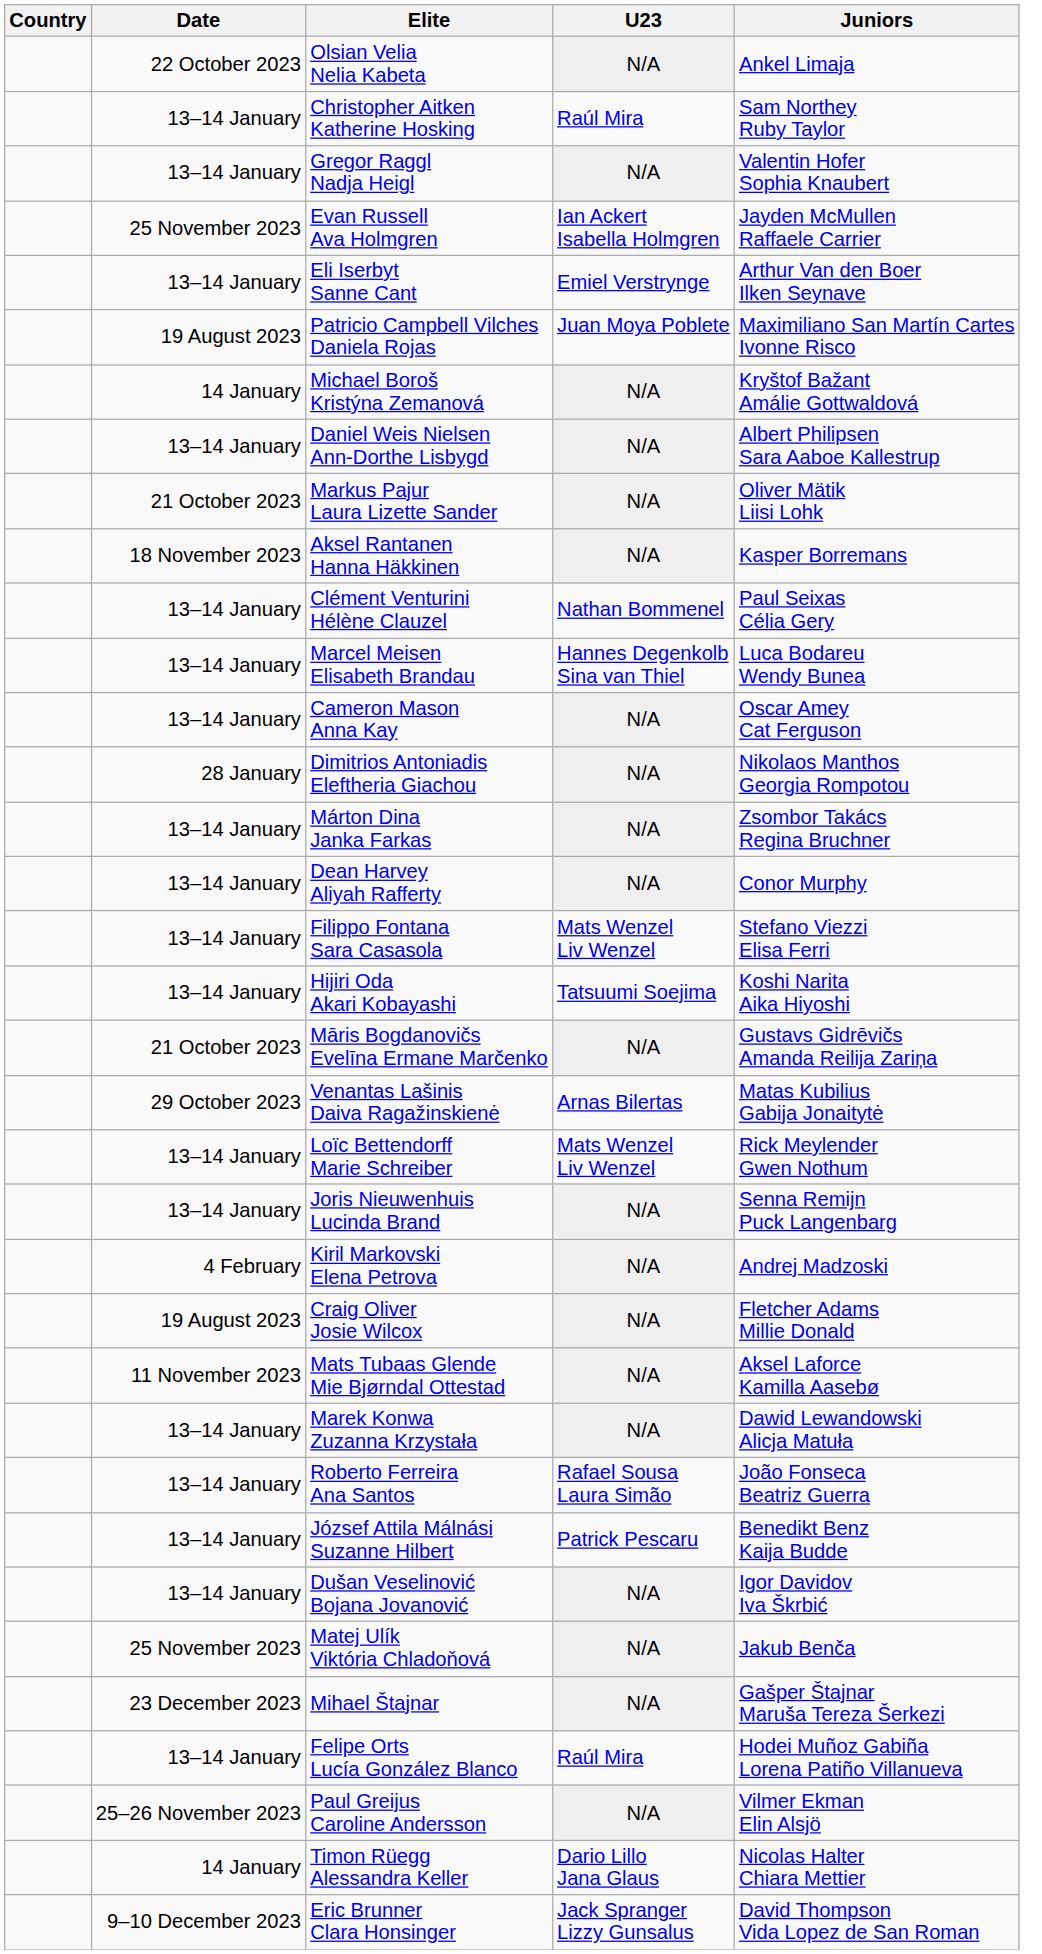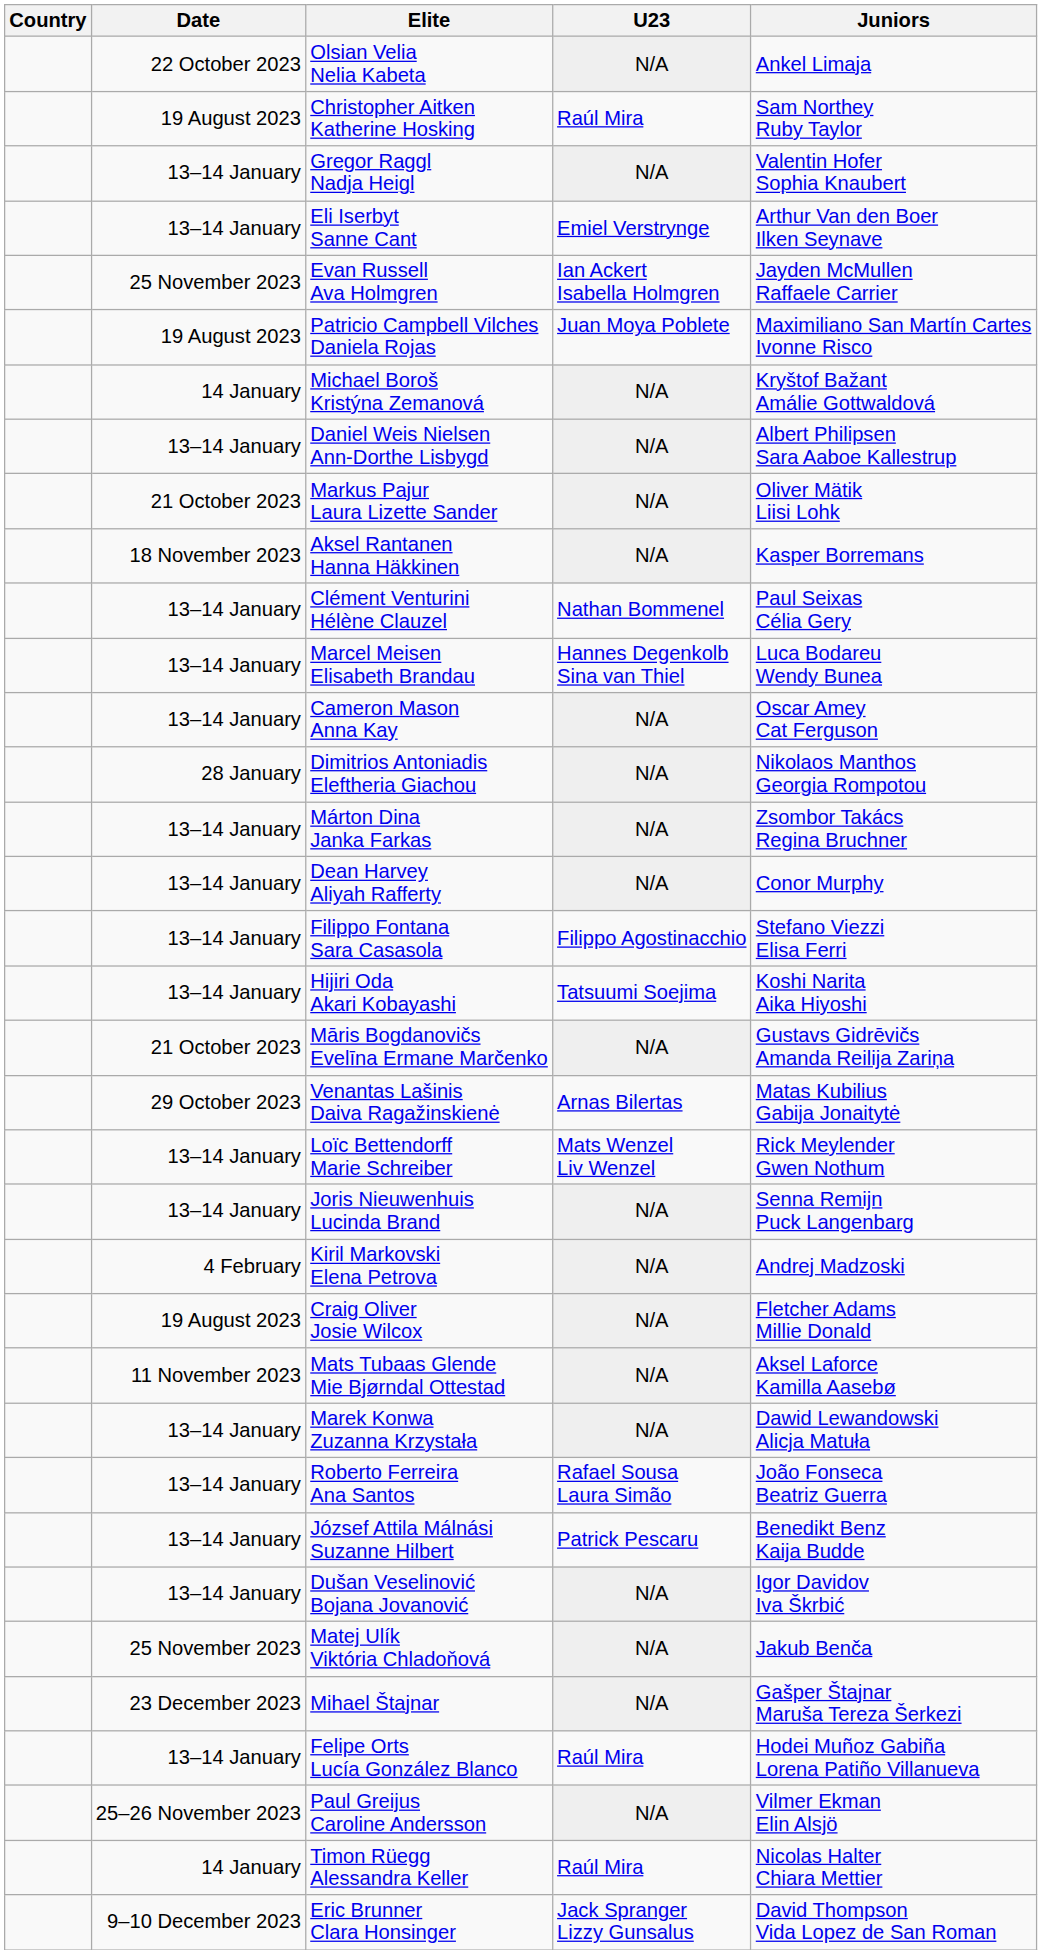(234, 118) 13–14 January -> (231, 118) 19 August 2023
rows swapped: (363, 282) <-> (374, 227)
(615, 938) Mats Wenzel Liv Wenzel -> (652, 938) Filippo Agostinacchio
(608, 1867) Dario Lillo Jana Glaus -> (600, 1867) Raúl Mira
